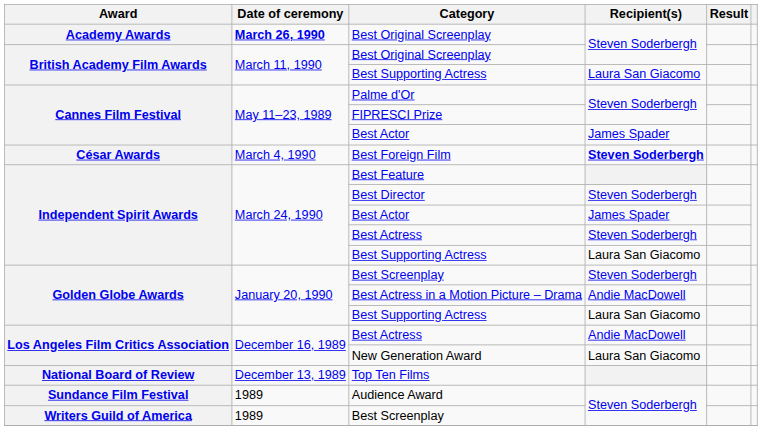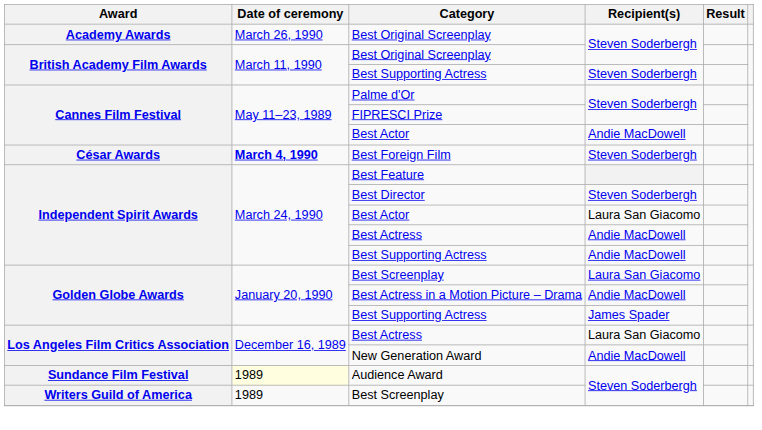(280, 34) bold -> (279, 34) normal
(644, 74) Laura San Giacomo -> (642, 74) Steven Soderbergh
(629, 134) James Spader -> (637, 134) Andie MacDowell
(275, 154) normal -> (276, 154) bold
(646, 154) bold -> (642, 154) normal
(629, 214) James Spader -> (644, 214) Laura San Giacomo
(642, 235) Steven Soderbergh -> (637, 235) Andie MacDowell
(644, 255) Laura San Giacomo -> (637, 255) Andie MacDowell
(642, 275) Steven Soderbergh -> (644, 275) Laura San Giacomo
(644, 315) Laura San Giacomo -> (629, 315) James Spader
(637, 335) Andie MacDowell -> (644, 335) Laura San Giacomo
(644, 355) Laura San Giacomo -> (637, 355) Andie MacDowell
- row: (118, 375)
(249, 395) no background -> (249, 375) lightyellow background
